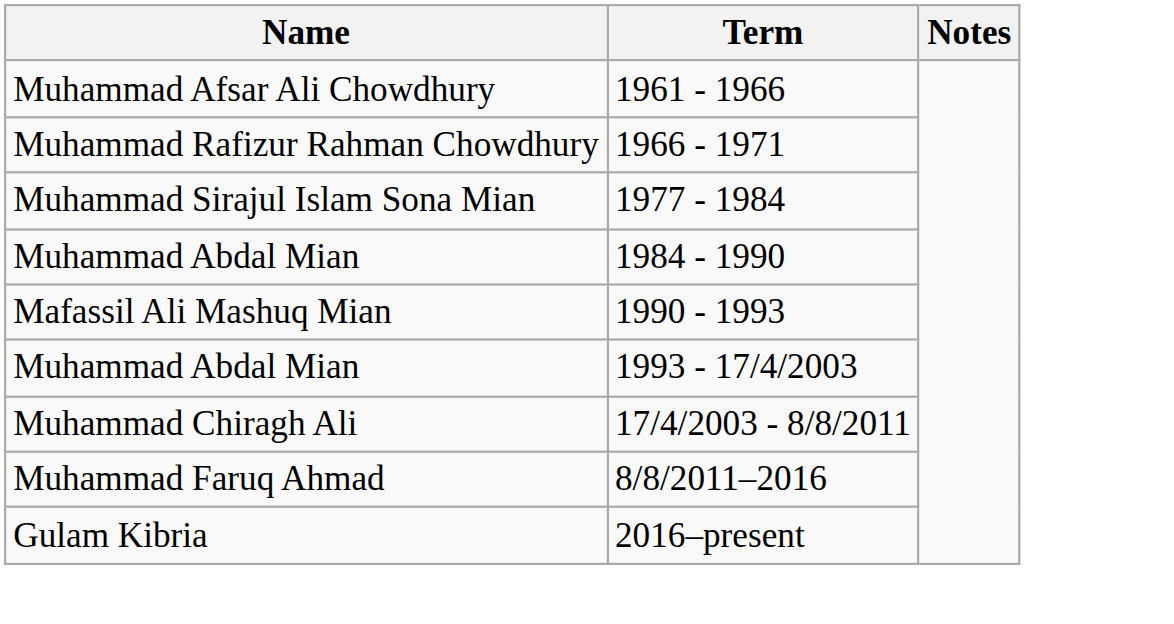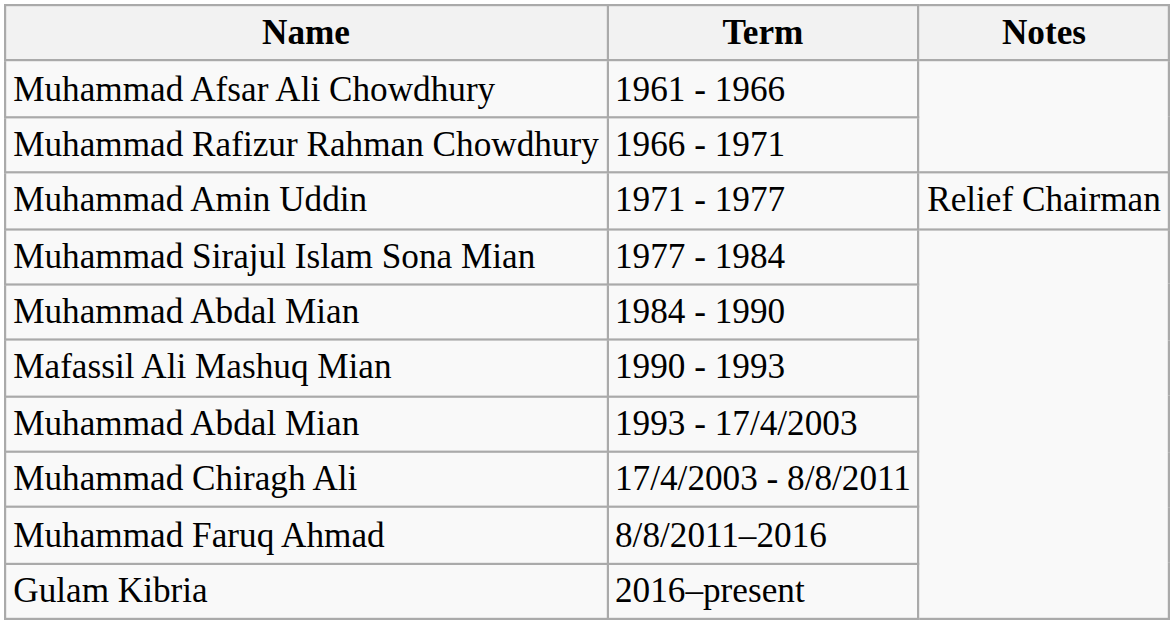+ row: (190, 199)
